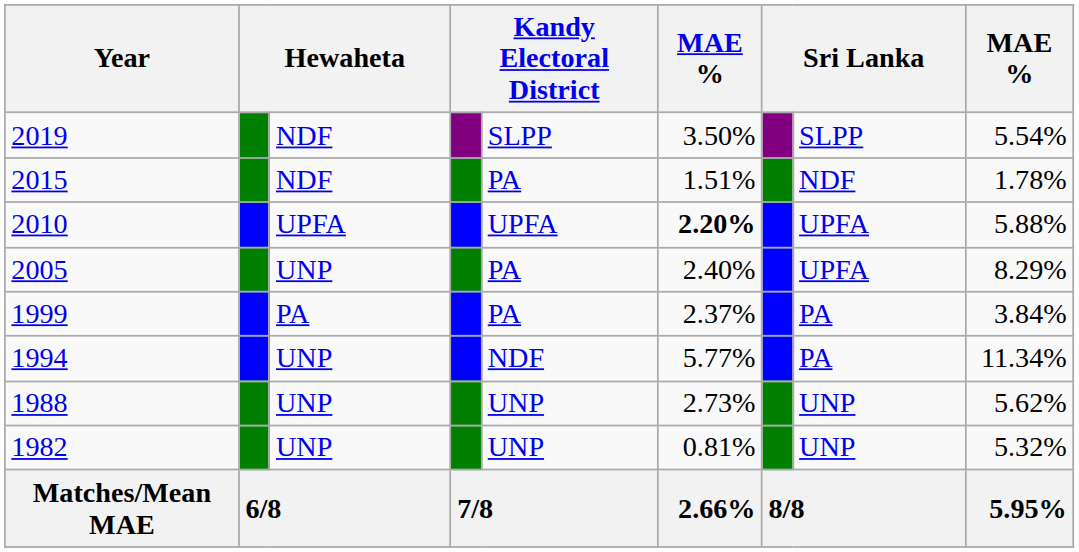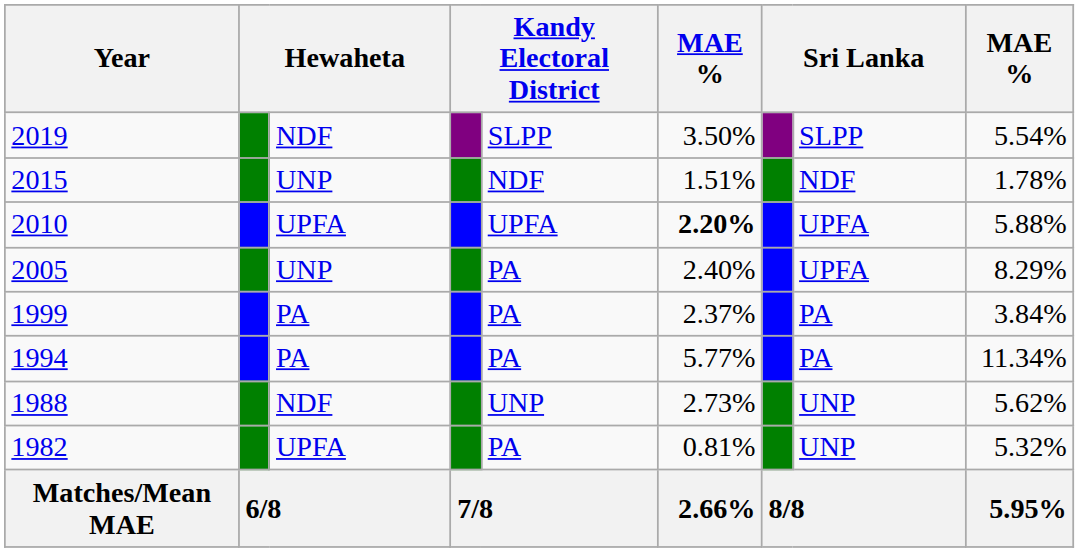(304, 179) NDF -> (304, 179) UNP
(504, 179) PA -> (516, 179) NDF
(304, 358) UNP -> (293, 358) PA
(516, 358) NDF -> (504, 358) PA
(304, 402) UNP -> (304, 402) NDF
(304, 447) UNP -> (311, 447) UPFA
(516, 447) UNP -> (504, 447) PA
